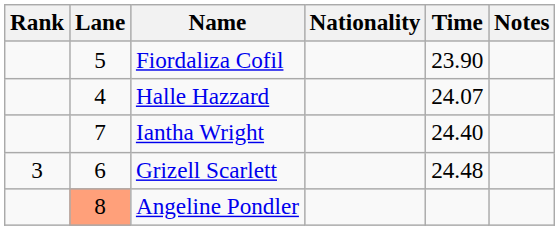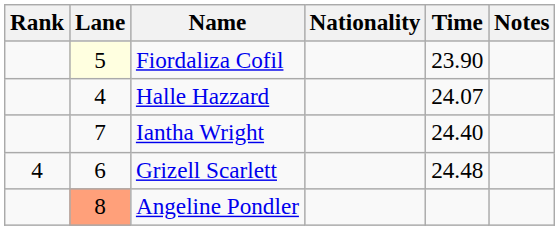(100, 59) no background -> (100, 59) lightyellow background
(37, 170) 3 -> (37, 170) 4
